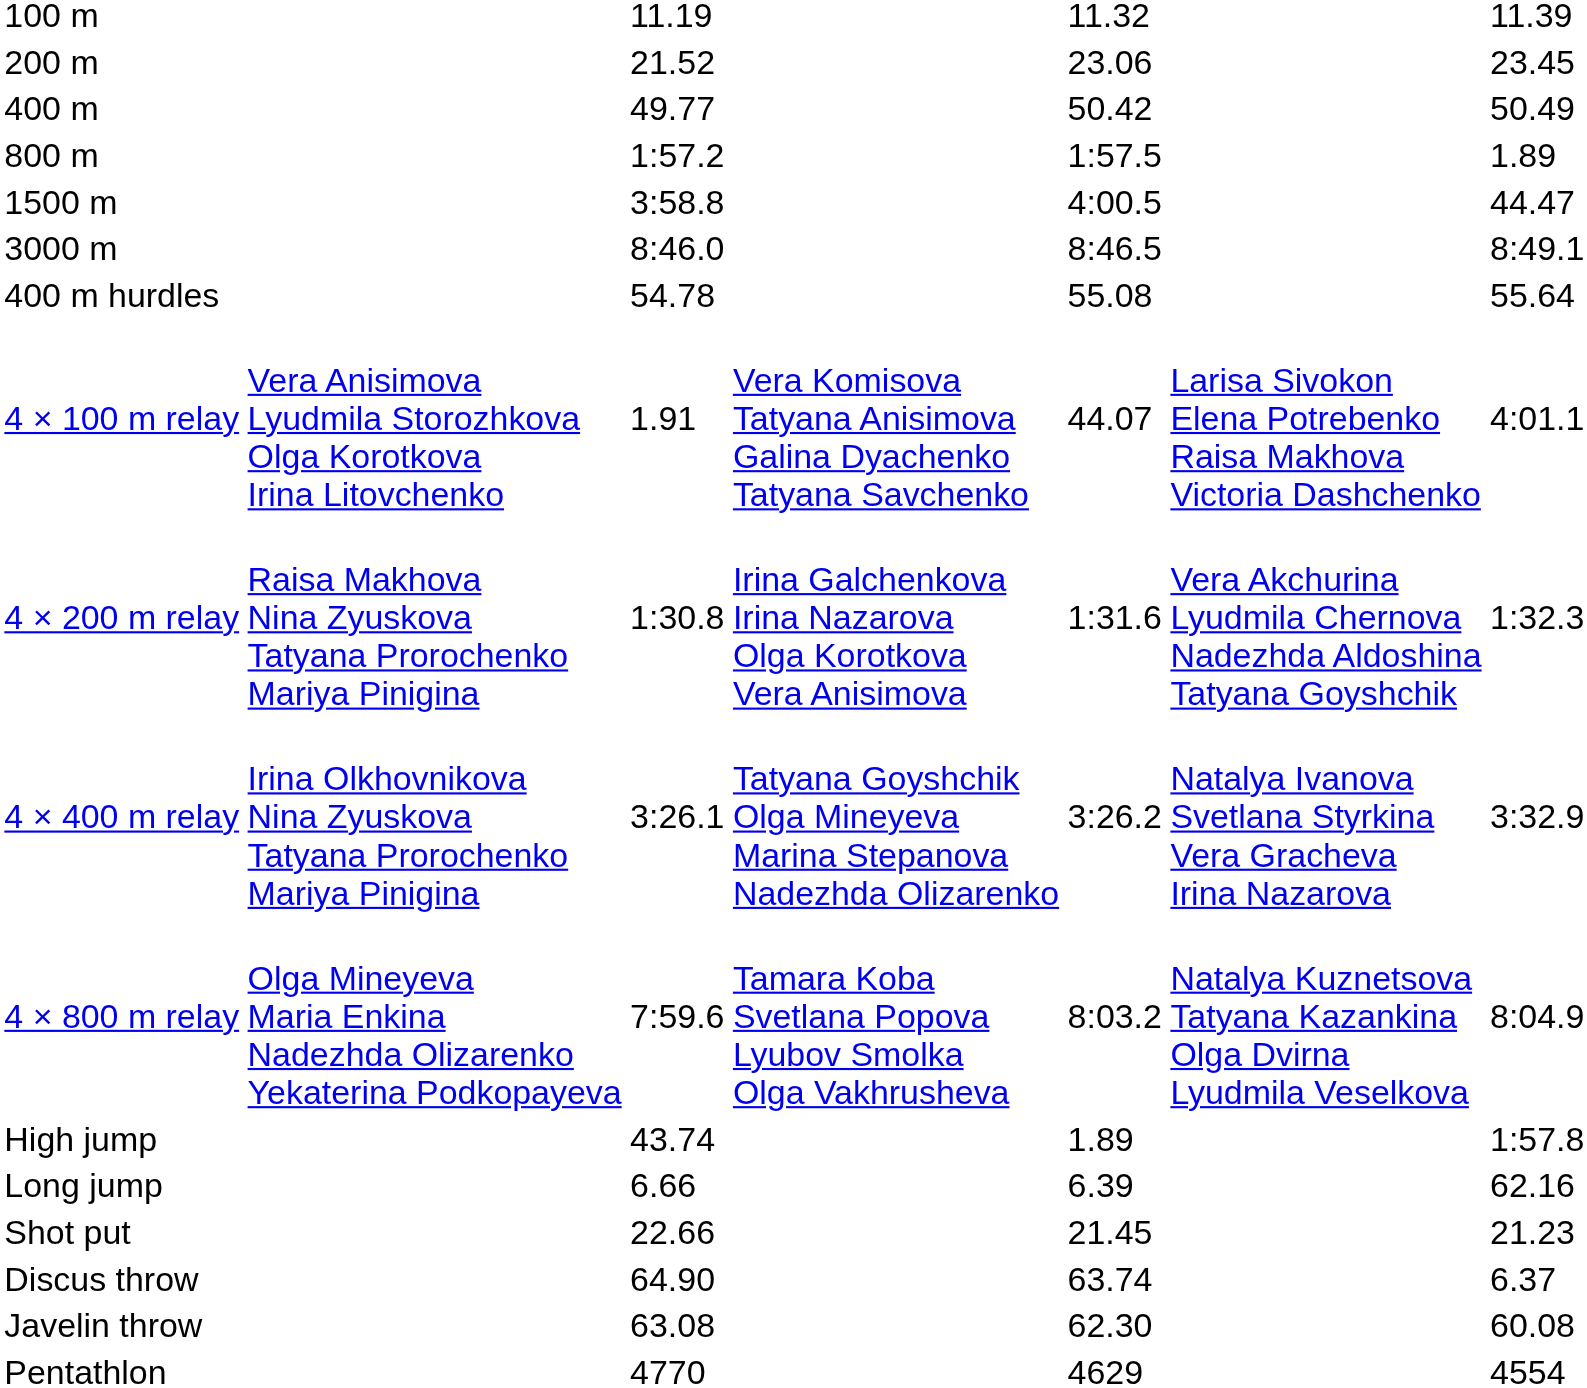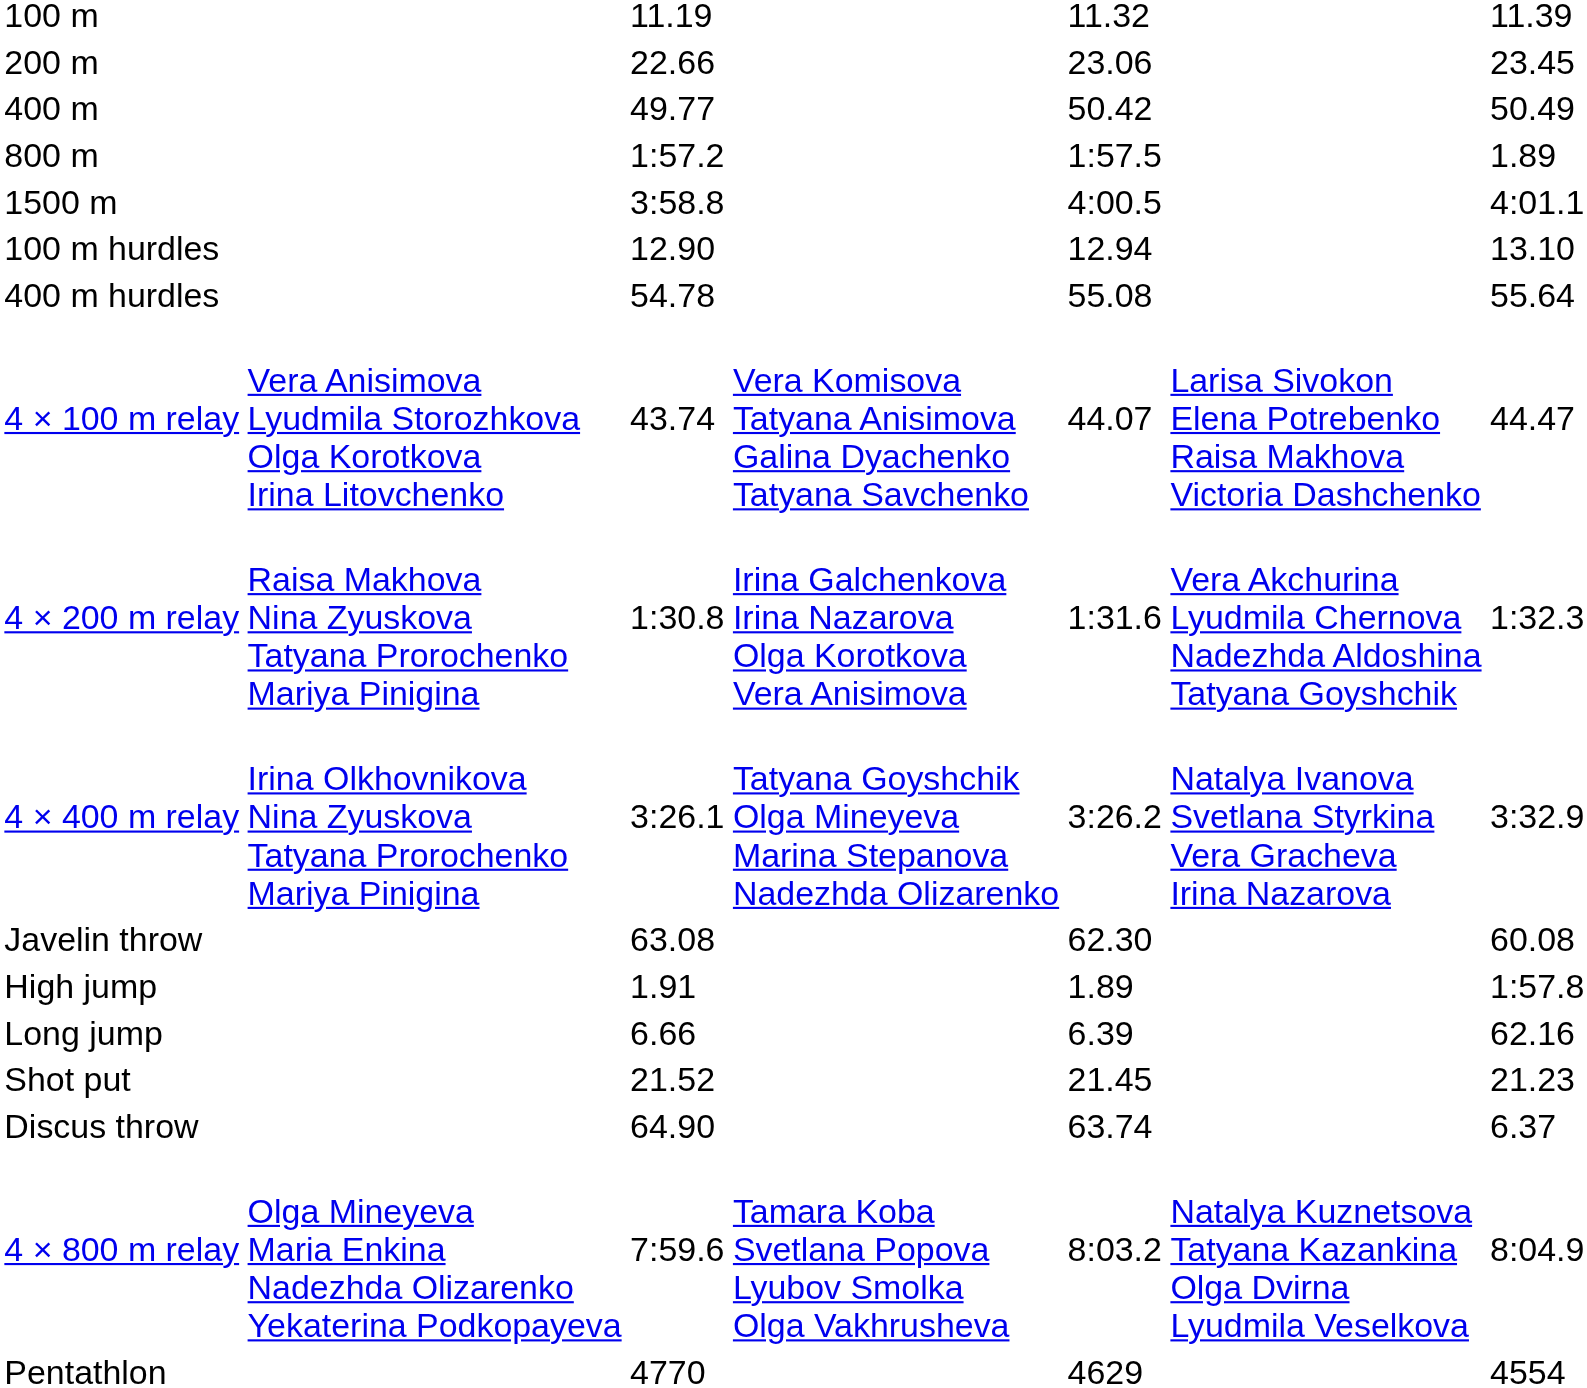(673, 62) 21.52 -> (673, 62) 22.66
(1532, 202) 44.47 -> (1537, 202) 4:01.1
- row: (61, 249)
+ row: (112, 249)
(663, 418) 1.91 -> (673, 418) 43.74
(1537, 418) 4:01.1 -> (1532, 418) 44.47
rows swapped: (122, 1016) <-> (103, 1326)
(673, 1139) 43.74 -> (663, 986) 1.91
(673, 1232) 22.66 -> (673, 1080) 21.52
